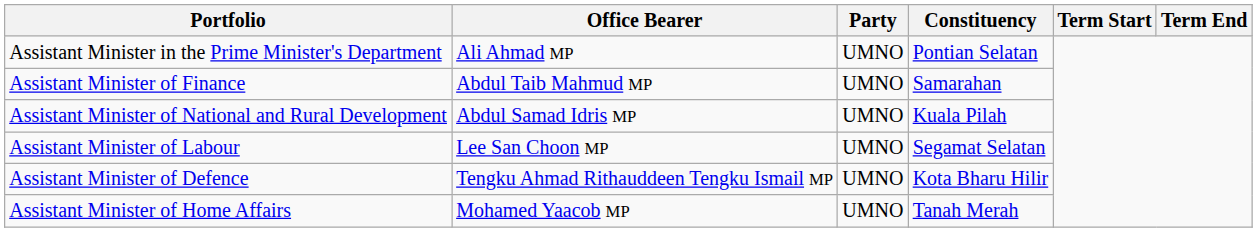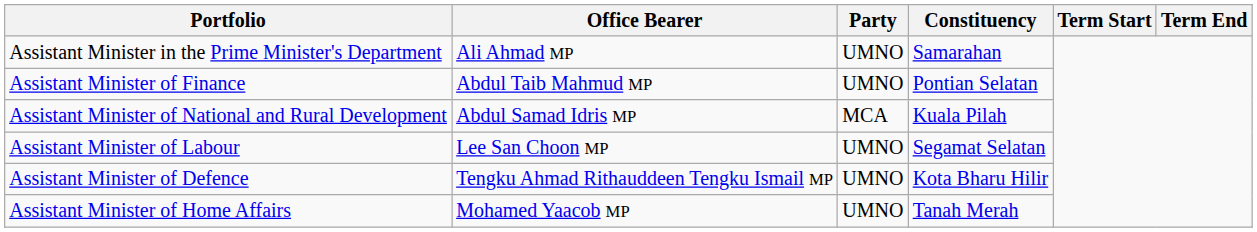(975, 52) Pontian Selatan -> (957, 52) Samarahan
(957, 83) Samarahan -> (975, 83) Pontian Selatan
(873, 115) UMNO -> (865, 115) MCA
